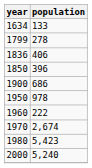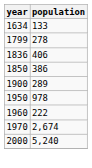(40, 69) 396 -> (40, 69) 386
(40, 84) 686 -> (40, 84) 289
- row: (17, 141)
